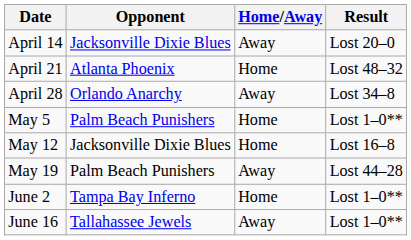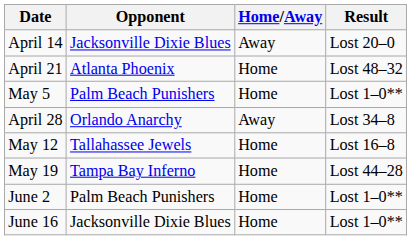rows swapped: (35, 94) <-> (29, 119)
(150, 145) Jacksonville Dixie Blues -> (131, 145) Tallahassee Jewels
(142, 171) Palm Beach Punishers -> (133, 171) Tampa Bay Inferno
(257, 171) Away -> (258, 171) Home
(133, 196) Tampa Bay Inferno -> (142, 196) Palm Beach Punishers
(131, 222) Tallahassee Jewels -> (150, 222) Jacksonville Dixie Blues
(257, 222) Away -> (258, 222) Home
